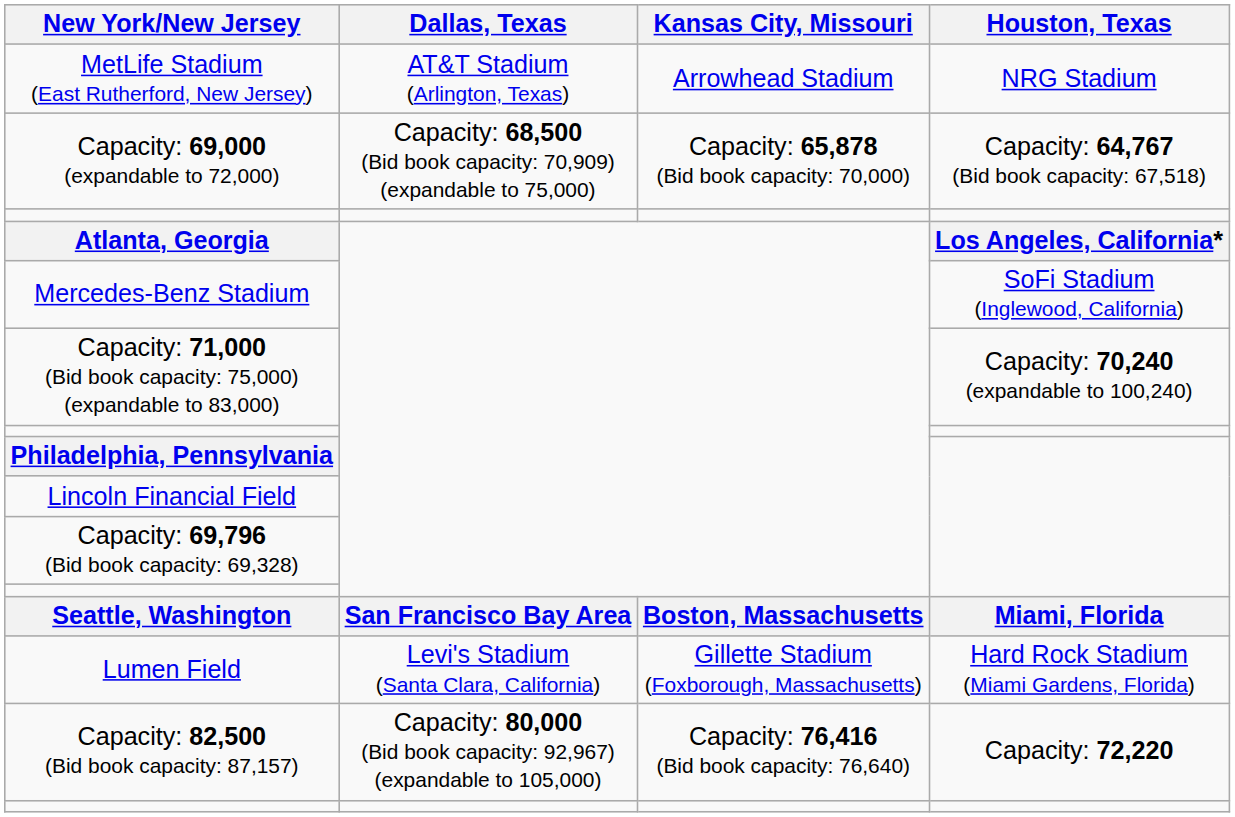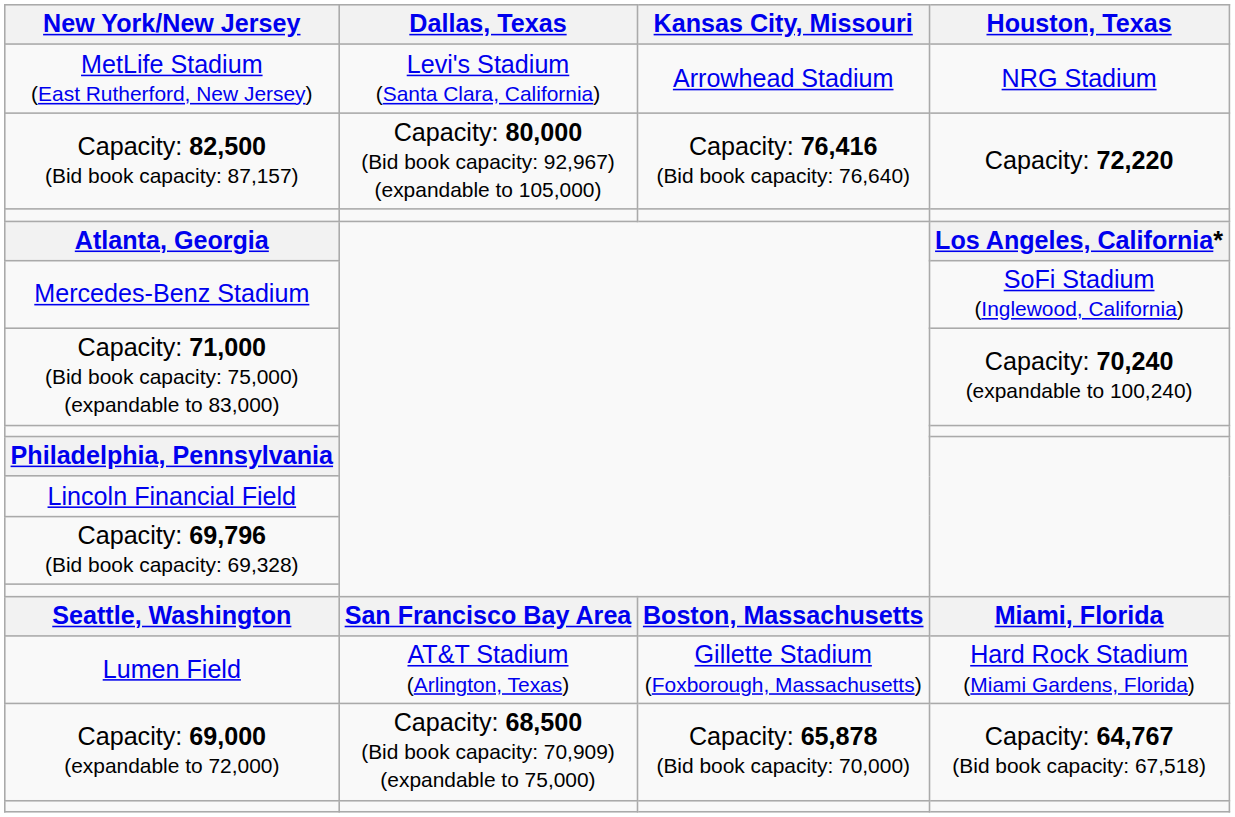(488, 78) AT&T Stadium (Arlington, Texas) -> (488, 78) Levi's Stadium (Santa Clara, California)
rows swapped: (172, 751) <-> (172, 160)
(488, 669) Levi's Stadium (Santa Clara, California) -> (488, 669) AT&T Stadium (Arlington, Texas)
